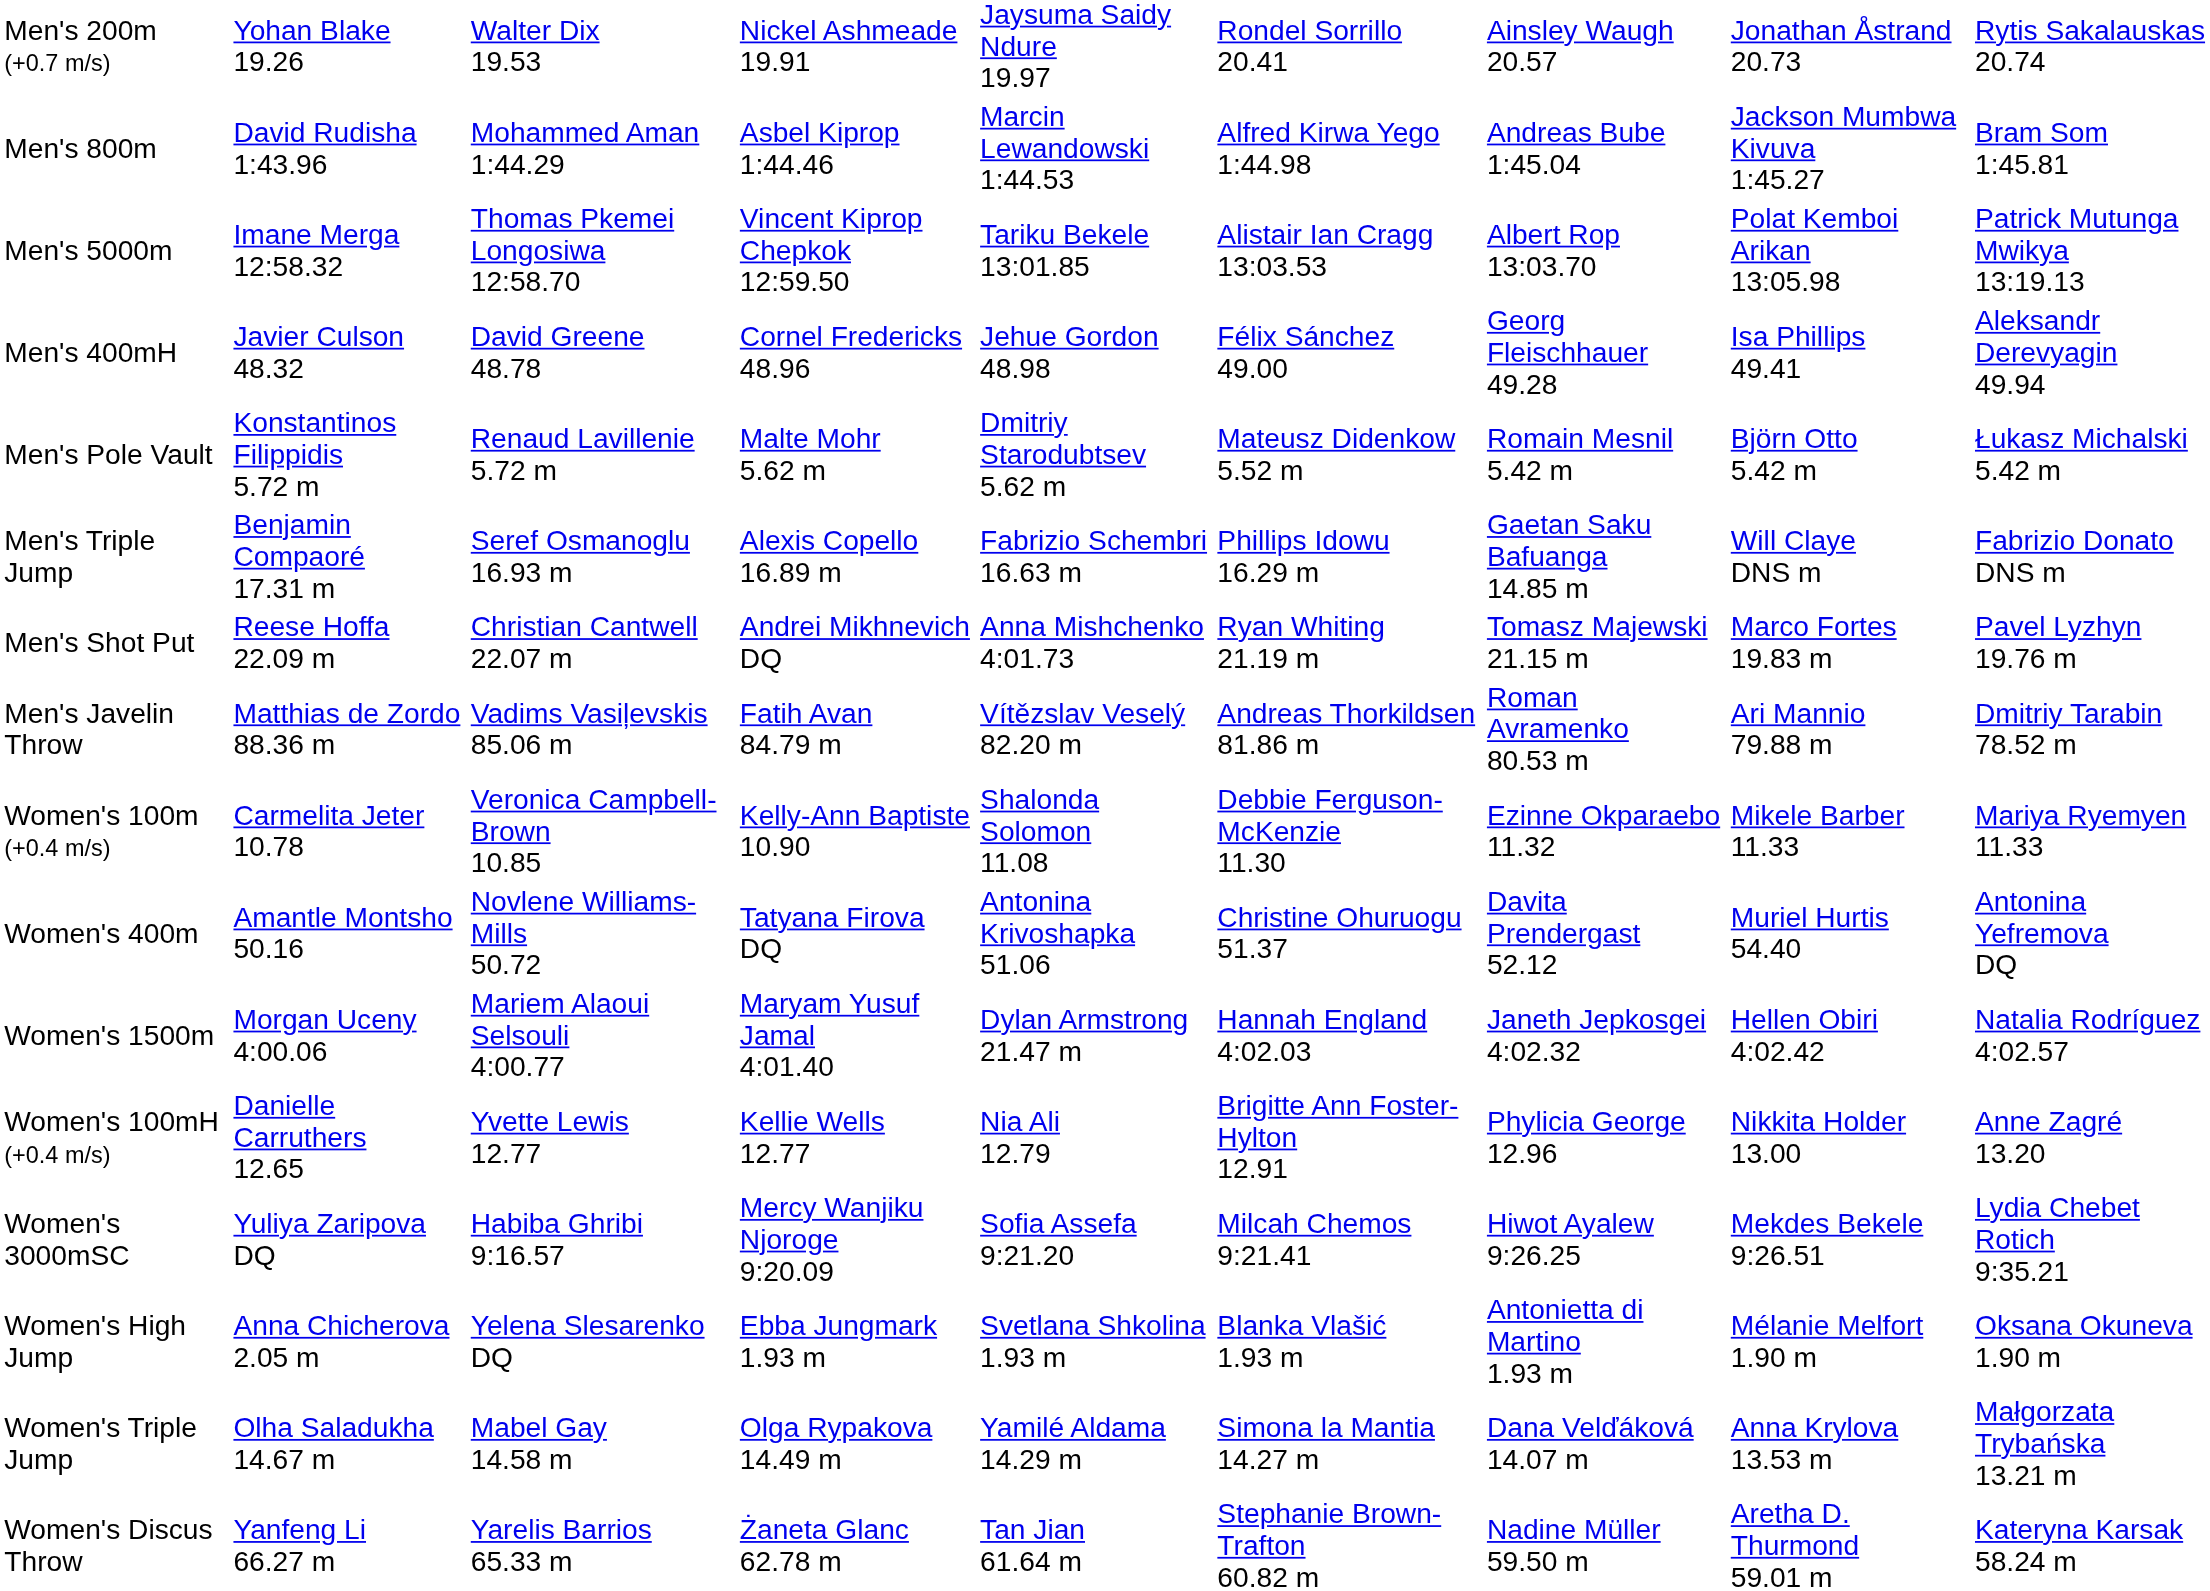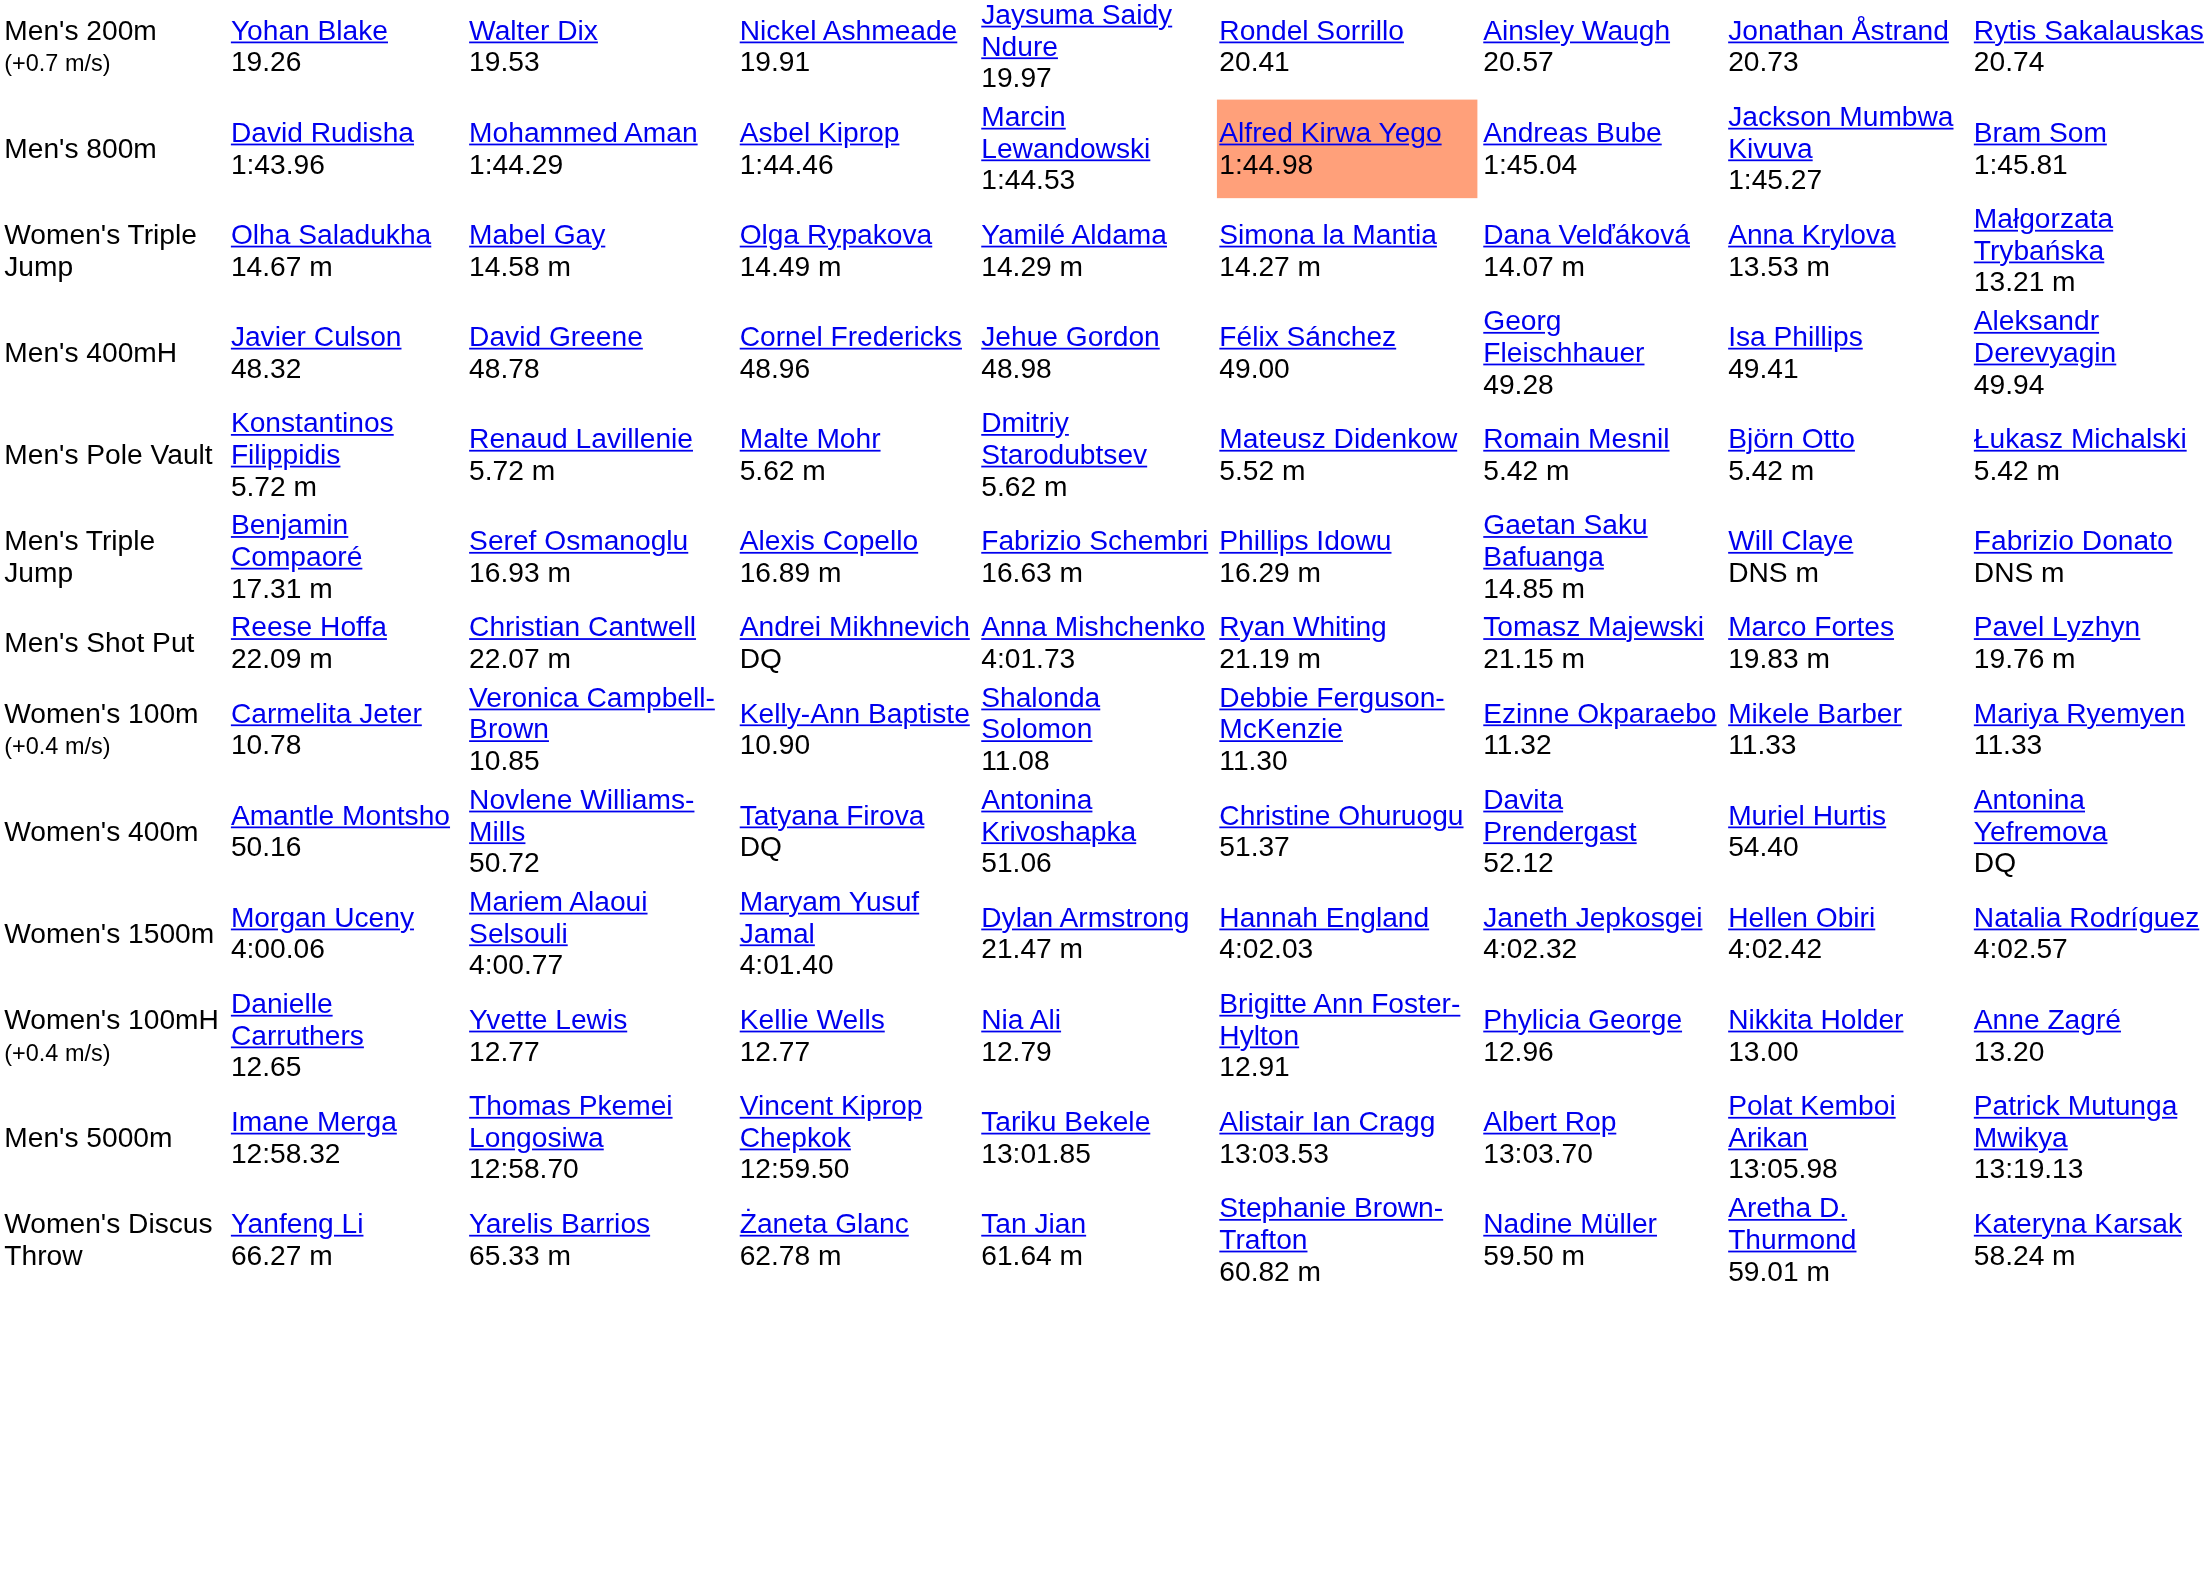(1329, 148) no background -> (1330, 148) lightsalmon background
rows swapped: (88, 250) <-> (101, 1443)
- row: (89, 729)
- row: (67, 1239)
- row: (95, 1341)
